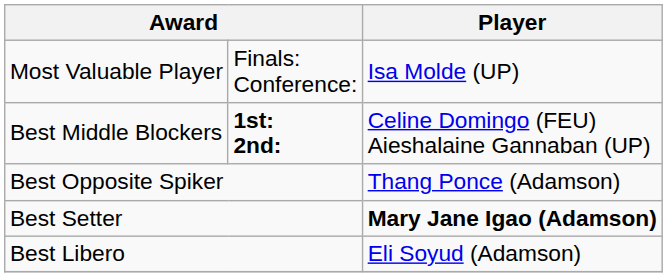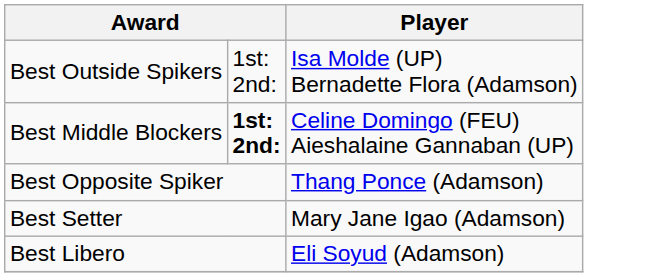- row: (116, 71)
+ row: (116, 71)
(512, 217) bold -> (428, 217) normal
